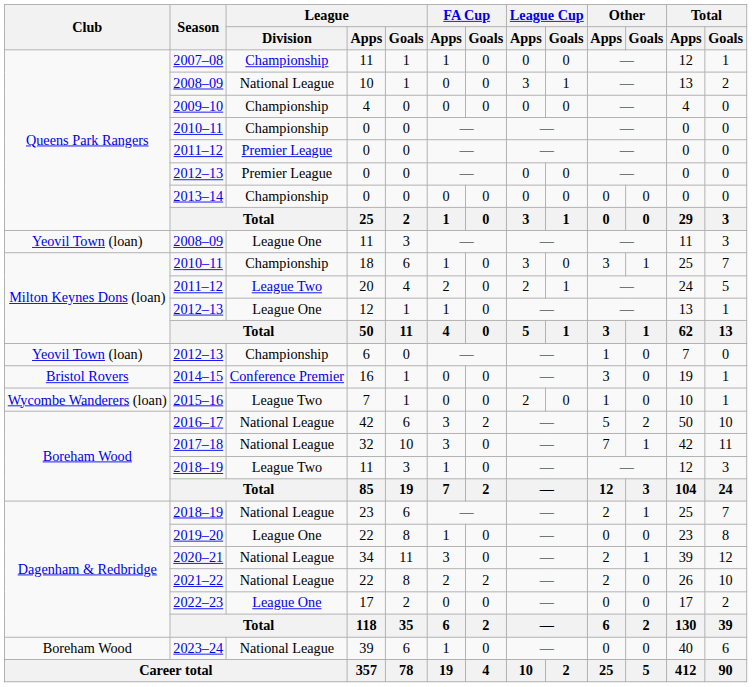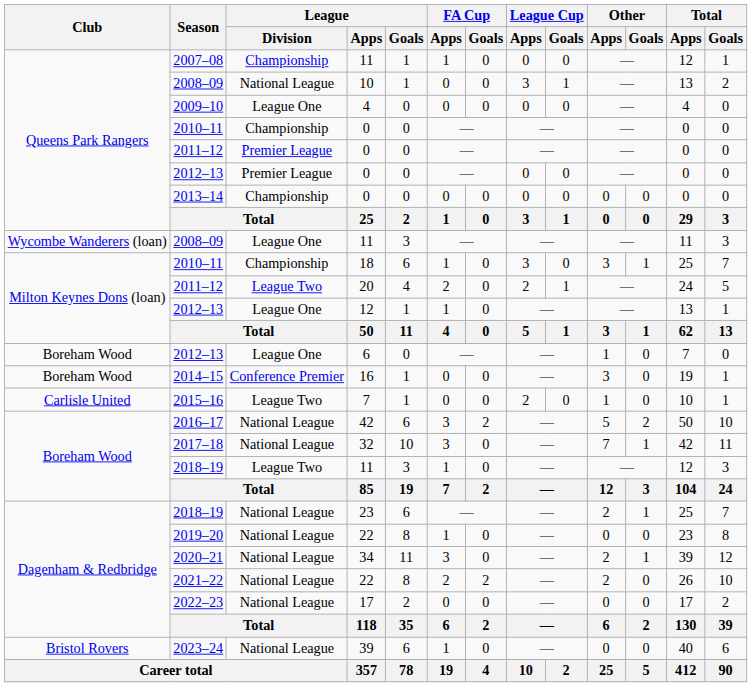(287, 106) Championship -> (287, 106) League One
(87, 241) Yeovil Town (loan) -> (87, 241) Wycombe Wanderers (loan)
(87, 354) Yeovil Town (loan) -> (87, 354) Boreham Wood
(287, 354) Championship -> (287, 354) League One
(87, 377) Bristol Rovers -> (87, 377) Boreham Wood
(87, 399) Wycombe Wanderers (loan) -> (87, 399) Carlisle United
(287, 535) League One -> (287, 535) National League
(287, 602) League One -> (287, 602) National League
(87, 648) Boreham Wood -> (87, 648) Bristol Rovers
